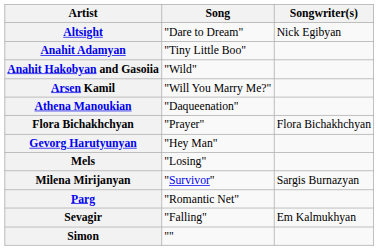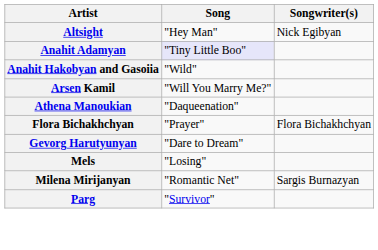(204, 32) "Dare to Dream" -> (191, 32) "Hey Man"
(205, 50) no background -> (205, 50) lavender background
(191, 143) "Hey Man" -> (204, 143) "Dare to Dream"
(189, 180) "Survivor" -> (202, 180) "Romantic Net"
(202, 198) "Romantic Net" -> (189, 198) "Survivor"
- row: (83, 217)
- row: (83, 236)
